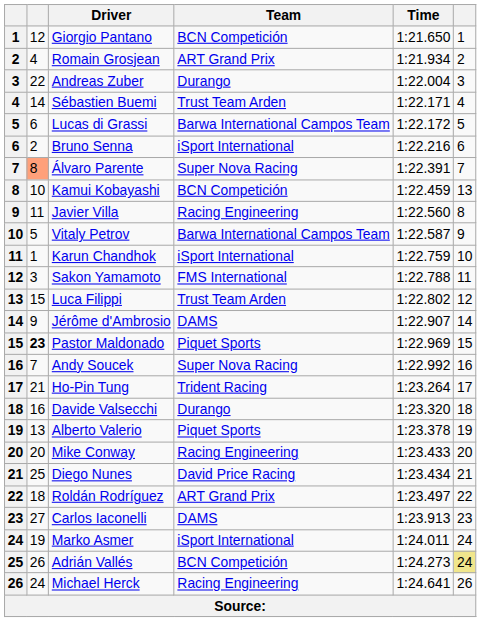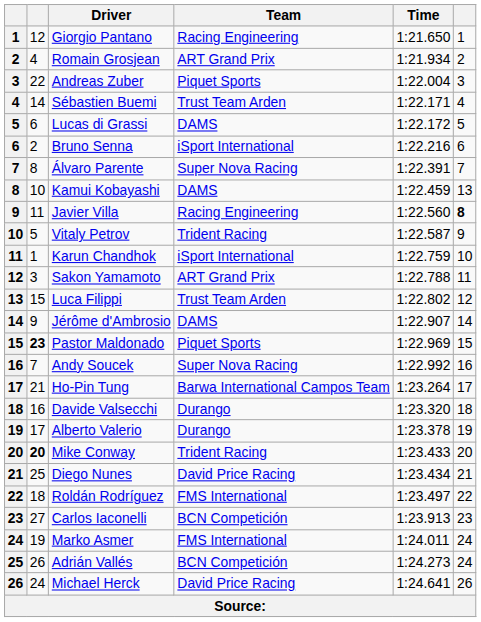(232, 37) BCN Competición -> (238, 37) Racing Engineering
(204, 81) Durango -> (219, 81) Piquet Sports
(284, 124) Barwa International Campos Team -> (197, 124) DAMS
(34, 168) lightsalmon background -> (34, 168) no background
(232, 190) BCN Competición -> (197, 190) DAMS
(461, 212) normal -> (461, 212) bold
(284, 234) Barwa International Campos Team -> (222, 234) Trident Racing
(232, 277) FMS International -> (226, 277) ART Grand Prix
(222, 387) Trident Racing -> (284, 387) Barwa International Campos Team
(38, 430) 13 -> (38, 430) 17
(219, 430) Piquet Sports -> (204, 430) Durango
(38, 452) normal -> (38, 452) bold
(238, 452) Racing Engineering -> (222, 452) Trident Racing
(226, 496) ART Grand Prix -> (232, 496) FMS International
(197, 518) DAMS -> (232, 518) BCN Competición
(236, 540) iSport International -> (232, 540) FMS International
(465, 562) khaki background -> (465, 562) no background
(238, 584) Racing Engineering -> (236, 584) David Price Racing
